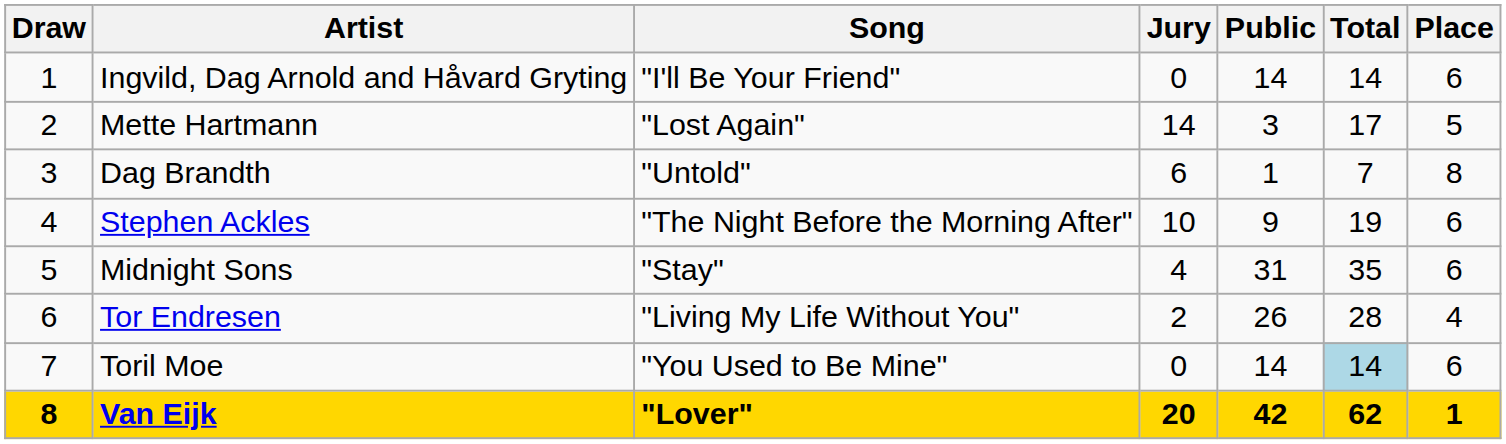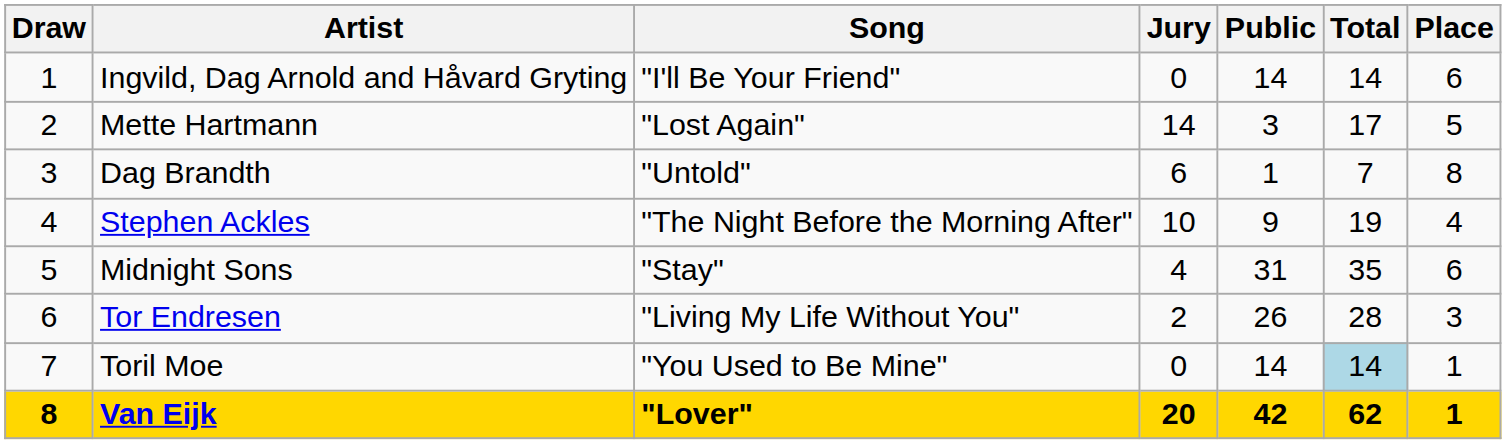(1454, 221) 6 -> (1454, 221) 4
(1454, 317) 4 -> (1454, 317) 3
(1454, 366) 6 -> (1454, 366) 1
